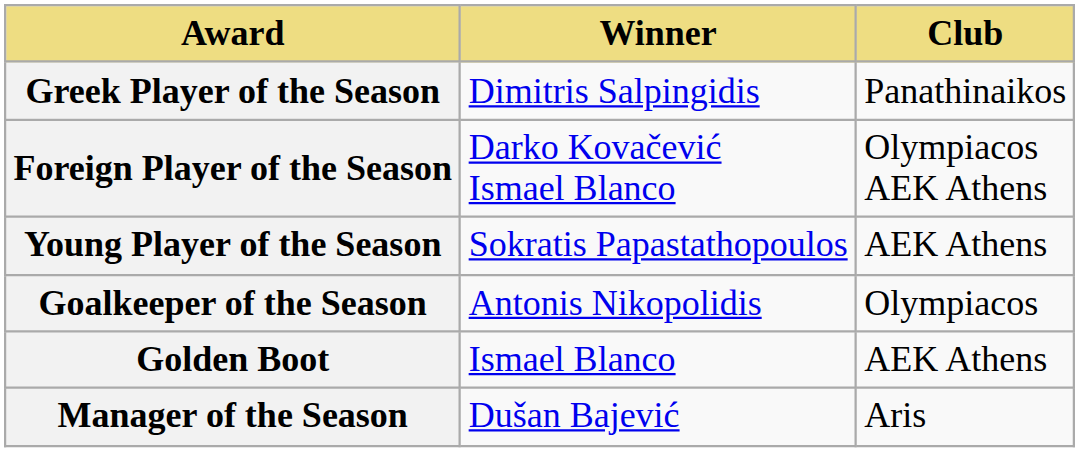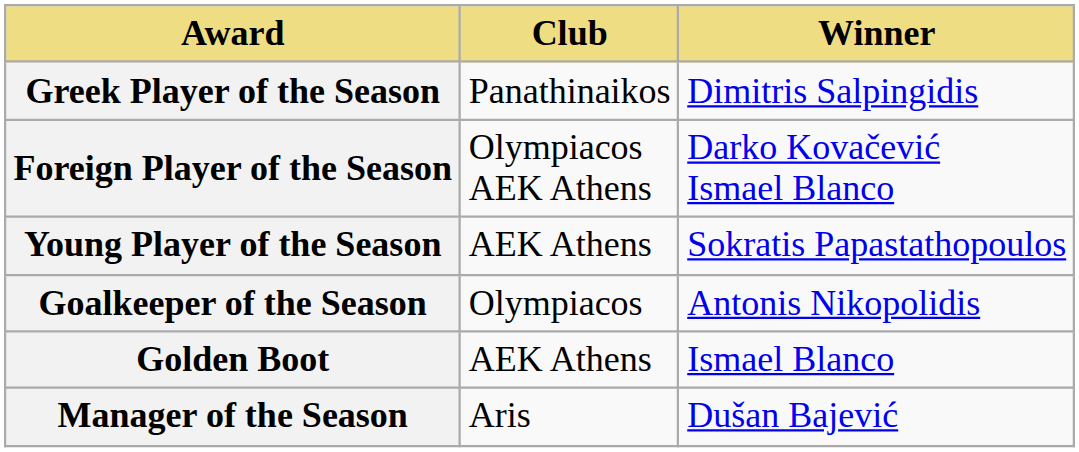columns swapped: (658, 33) <-> (965, 33)
